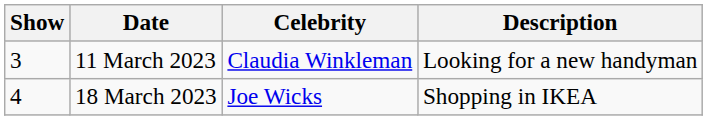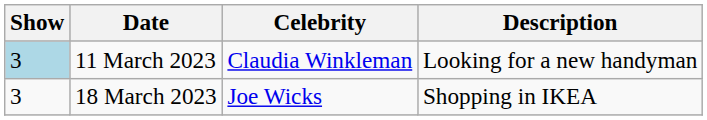(16, 59) no background -> (16, 59) lightblue background
(16, 96) 4 -> (16, 96) 3
